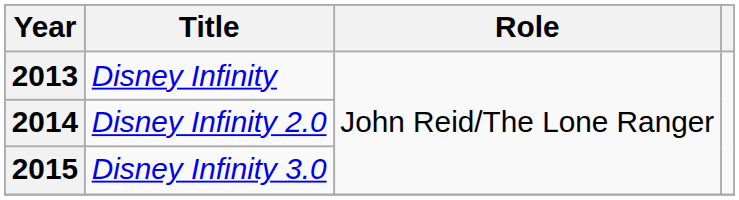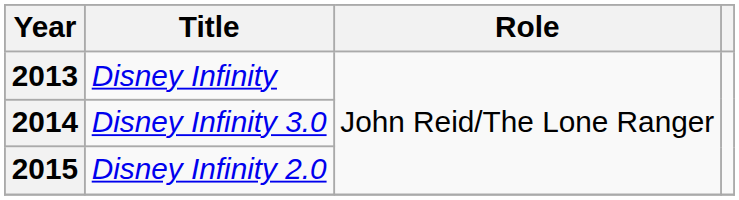(209, 122) Disney Infinity 2.0 -> (209, 122) Disney Infinity 3.0
(209, 169) Disney Infinity 3.0 -> (209, 169) Disney Infinity 2.0
